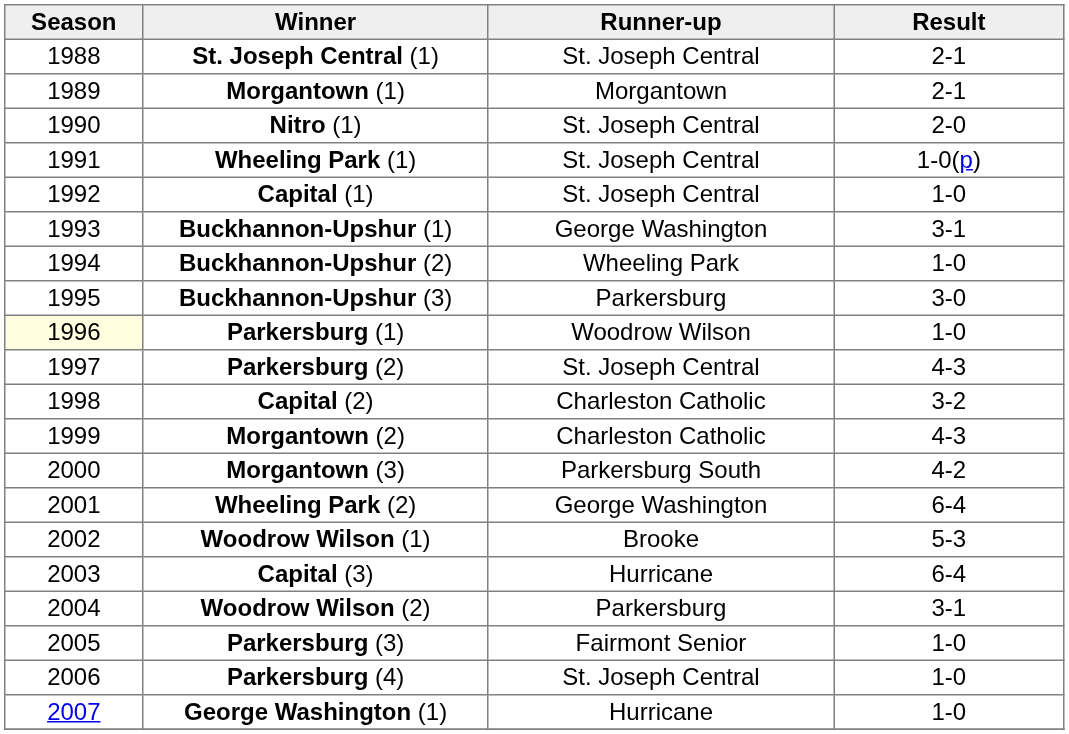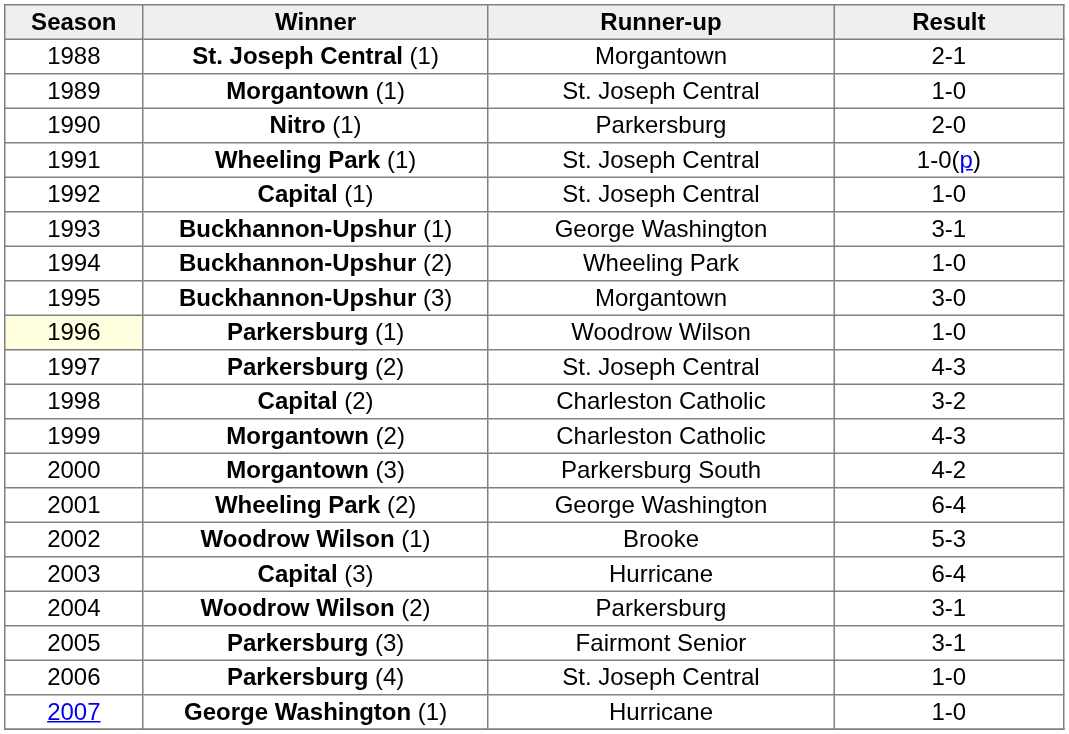(661, 56) St. Joseph Central -> (661, 56) Morgantown
(661, 90) Morgantown -> (661, 90) St. Joseph Central
(949, 90) 2-1 -> (949, 90) 1-0
(661, 125) St. Joseph Central -> (661, 125) Parkersburg
(661, 297) Parkersburg -> (661, 297) Morgantown
(949, 642) 1-0 -> (949, 642) 3-1
